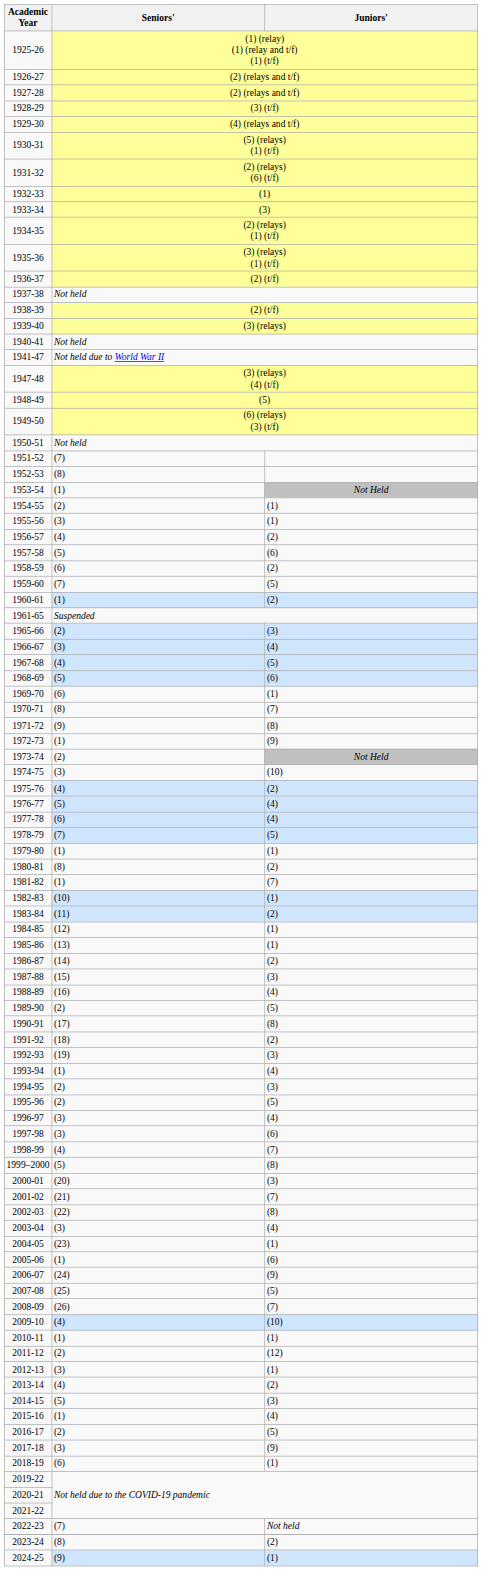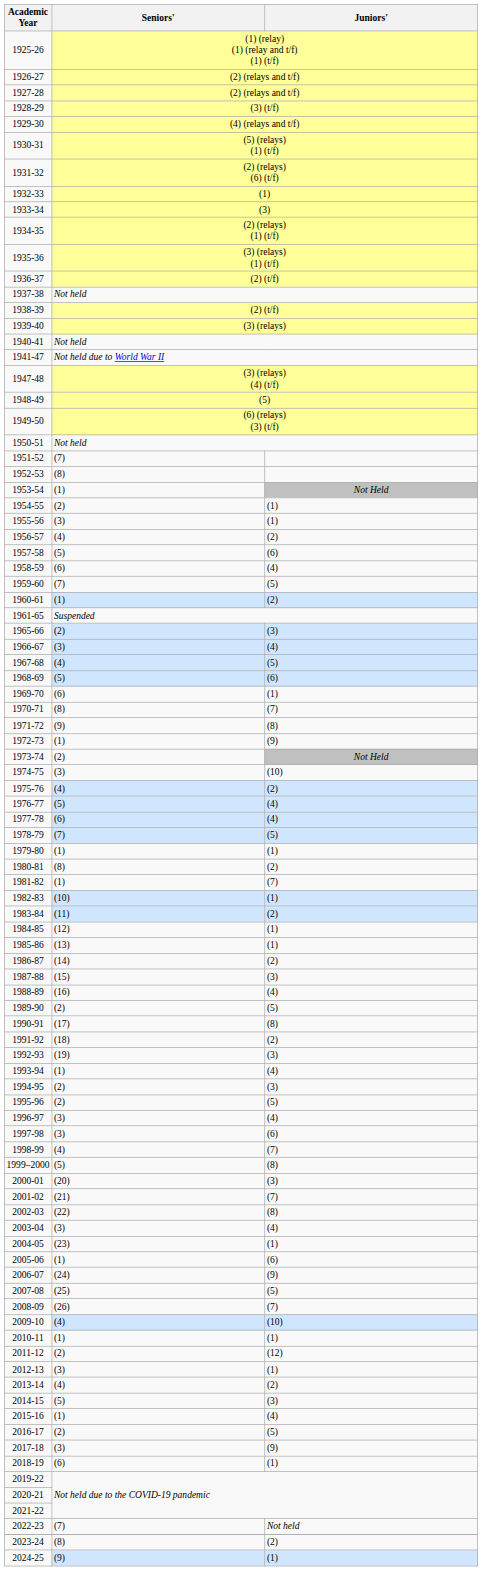(272, 568) (2) -> (272, 568) (4)
